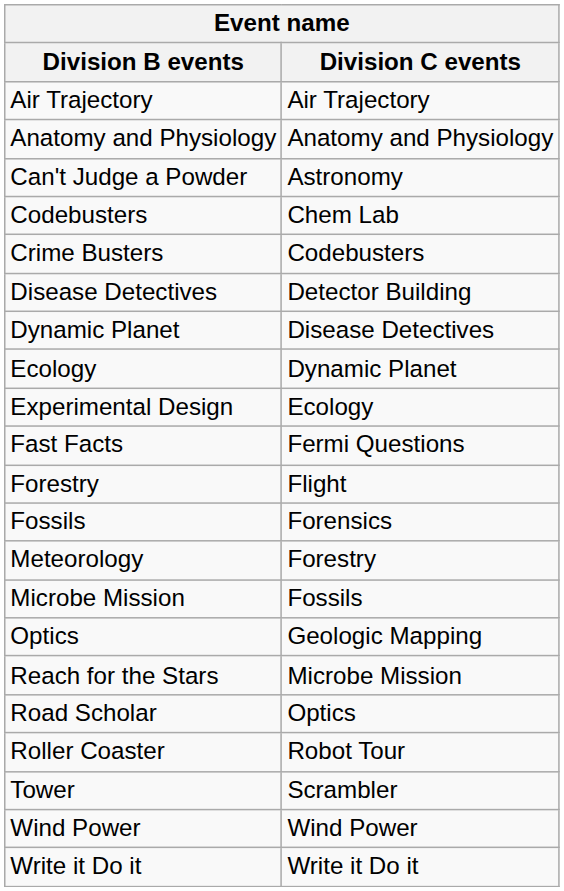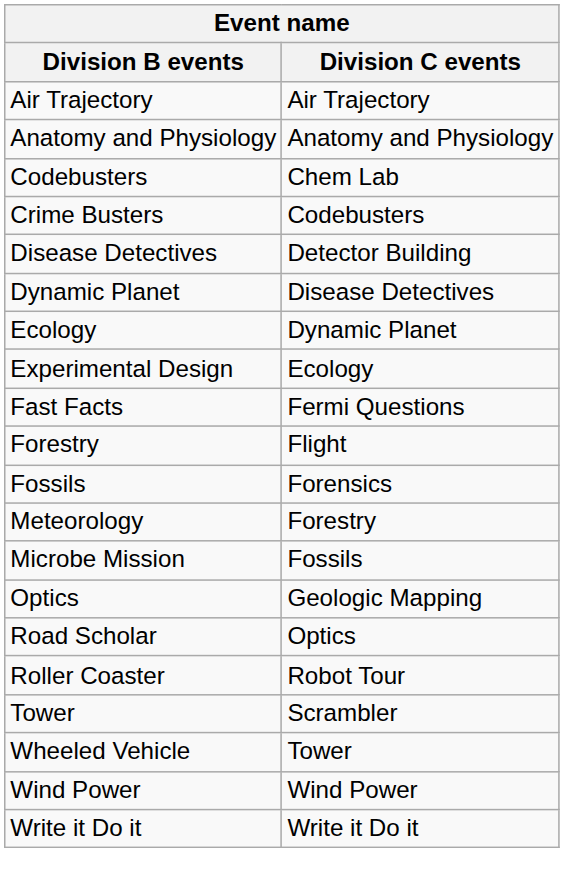- row: (129, 176)
- row: (114, 675)
+ row: (100, 751)
